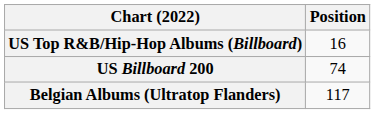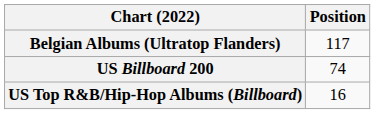rows swapped: (155, 95) <-> (155, 43)
